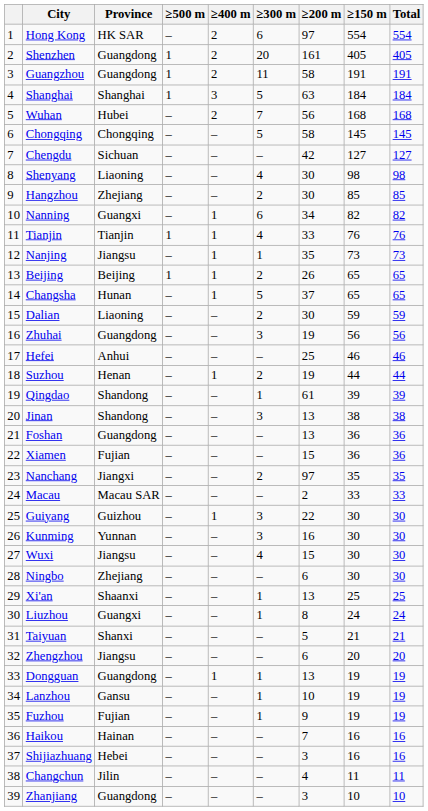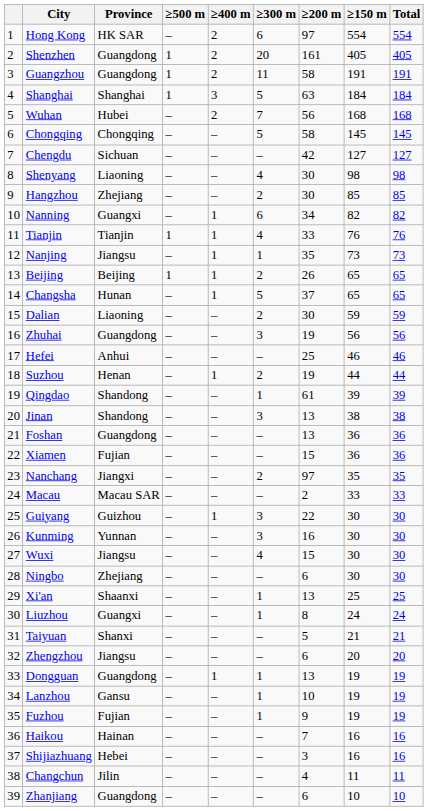(305, 796) 3 -> (305, 796) 6
